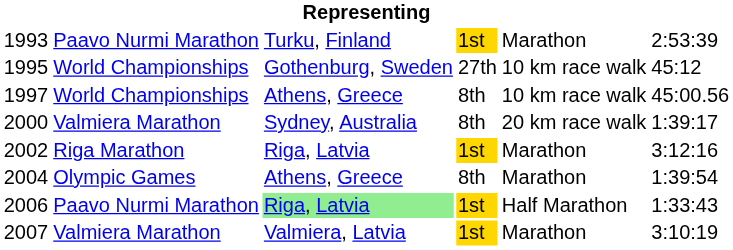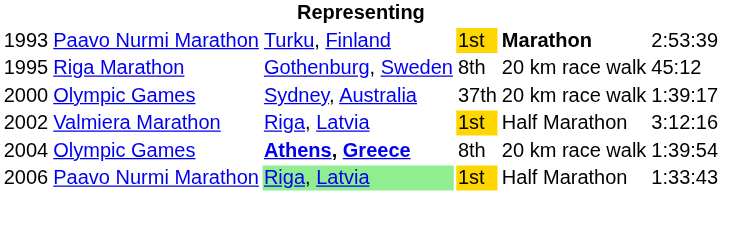(544, 40) normal -> (547, 40) bold
(151, 67) World Championships -> (119, 67) Riga Marathon
(477, 67) 27th -> (472, 67) 8th
(574, 67) 10 km race walk -> (574, 67) 20 km race walk
- row: (26, 95)
(137, 122) Valmiera Marathon -> (124, 95) Olympic Games
(472, 122) 8th -> (477, 95) 37th
(119, 150) Riga Marathon -> (137, 122) Valmiera Marathon
(544, 150) Marathon -> (565, 122) Half Marathon
(333, 177) normal -> (337, 150) bold
(544, 177) Marathon -> (574, 150) 20 km race walk
- row: (26, 232)
